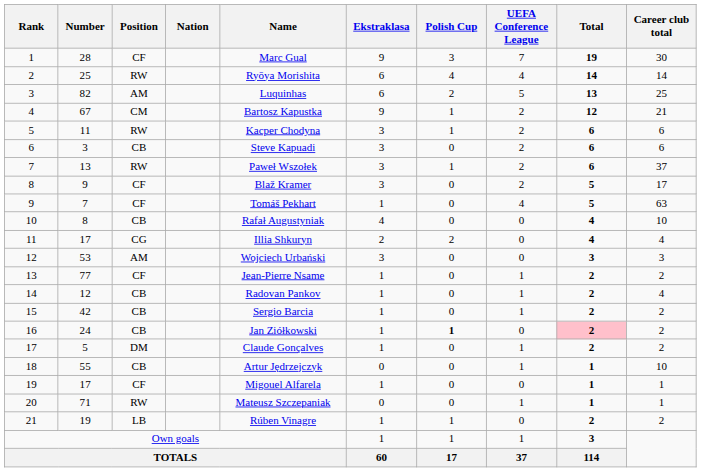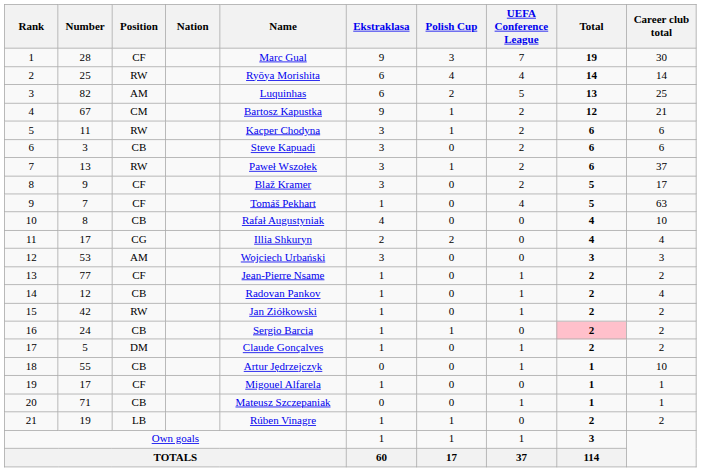(139, 311) CB -> (139, 311) RW
(283, 311) Sergio Barcia -> (283, 311) Jan Ziółkowski
(283, 329) Jan Ziółkowski -> (283, 329) Sergio Barcia
(451, 329) bold -> (451, 329) normal
(139, 402) RW -> (139, 402) CB
